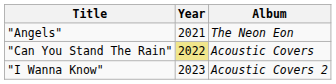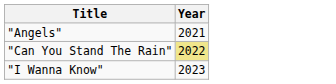- column: (269, 14)
